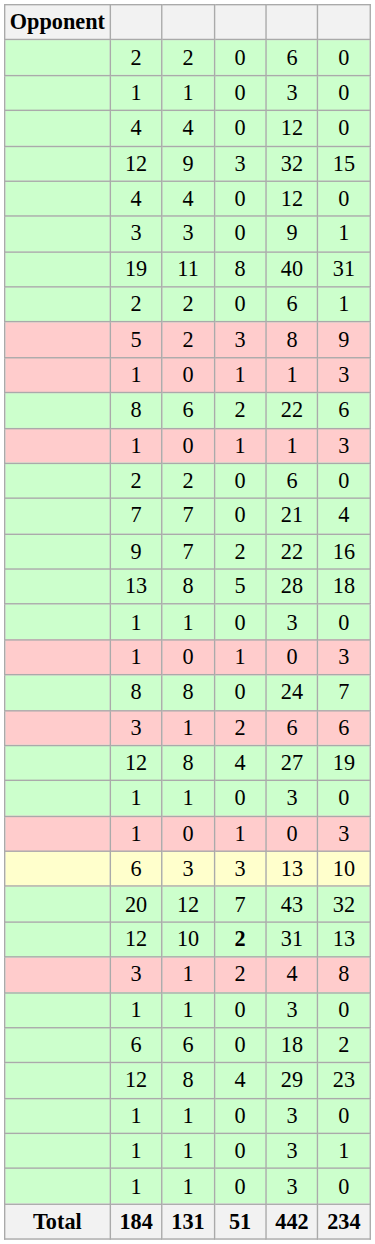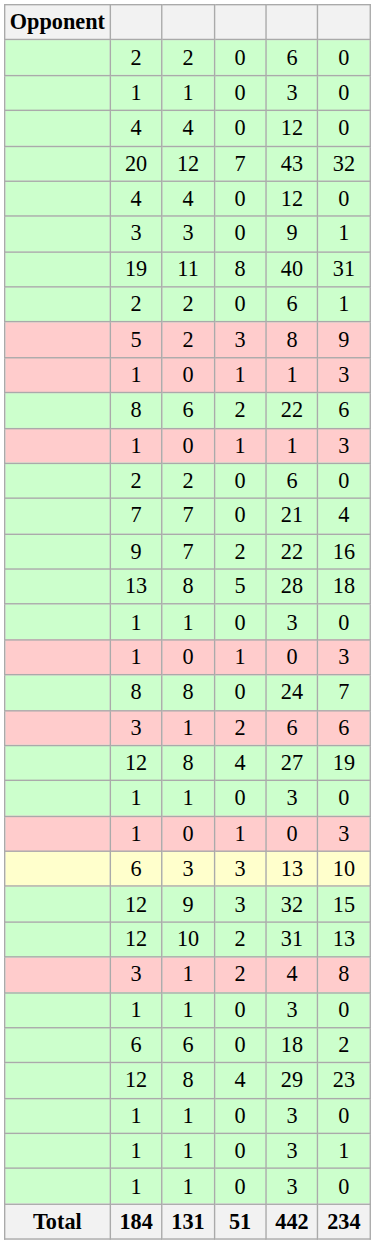rows swapped: (136, 903) <-> (136, 163)
(240, 939) bold -> (240, 939) normal
